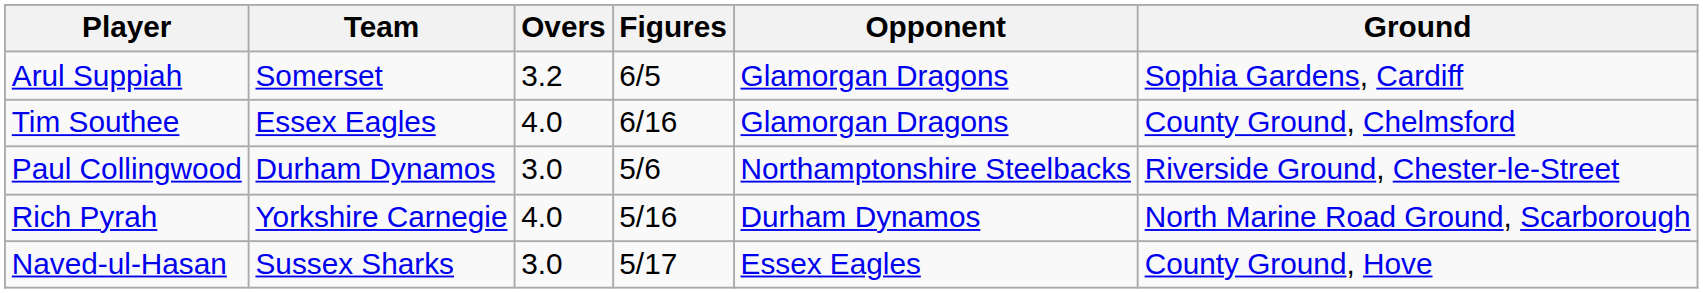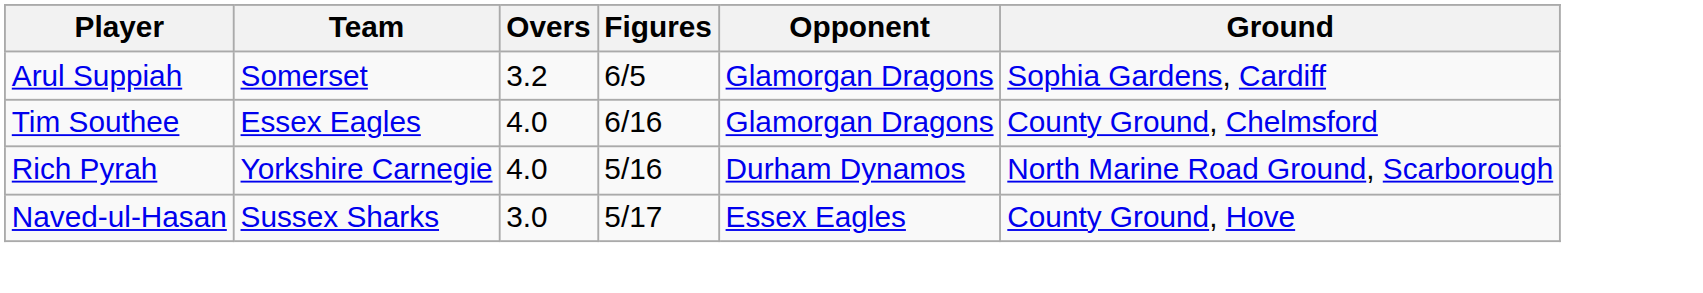- row: (127, 169)
